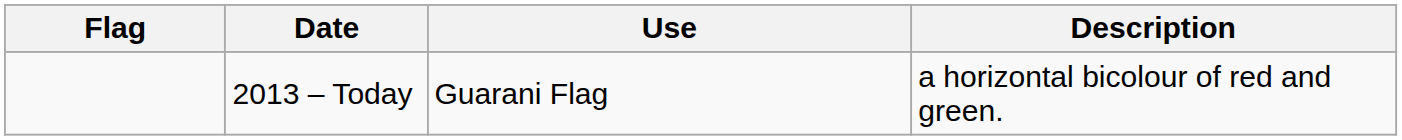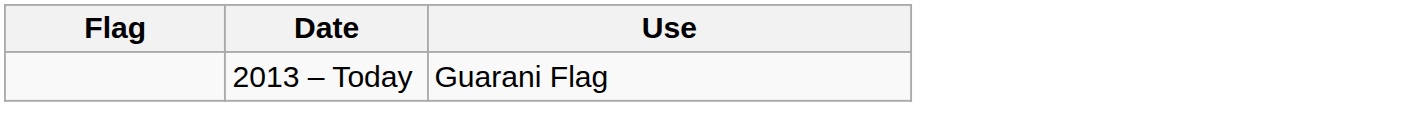- column: (1153, 28)
